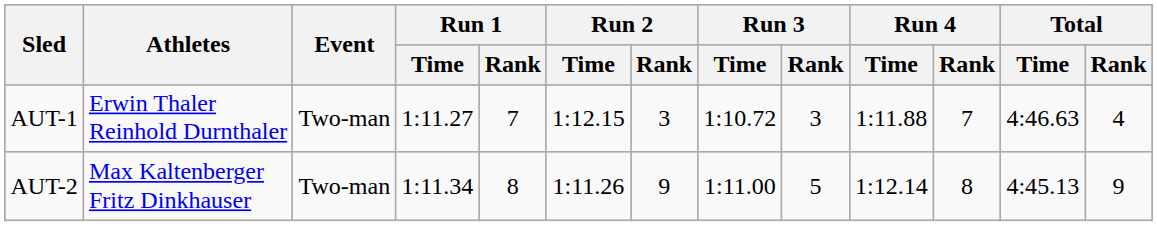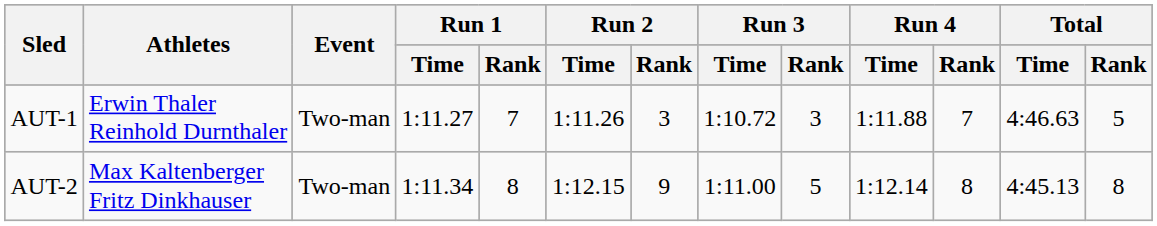(588, 118) 1:12.15 -> (588, 118) 1:11.26
(1119, 118) 4 -> (1119, 118) 5
(588, 186) 1:11.26 -> (588, 186) 1:12.15
(1119, 186) 9 -> (1119, 186) 8
